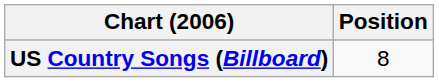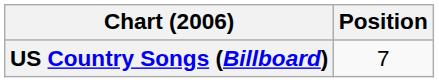(383, 58) 8 -> (383, 58) 7
